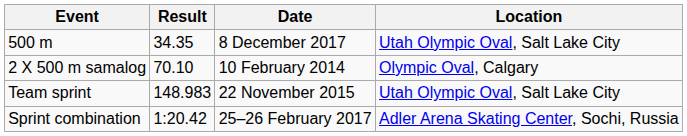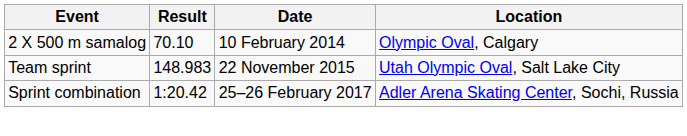- row: (30, 42)
